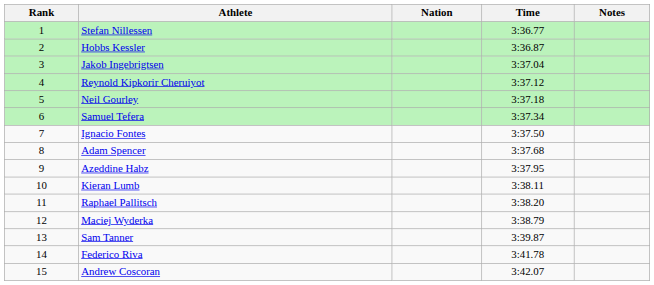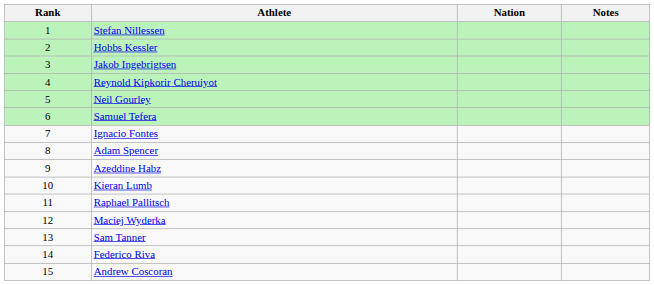- column: (528, 13)
